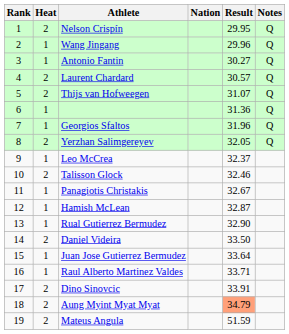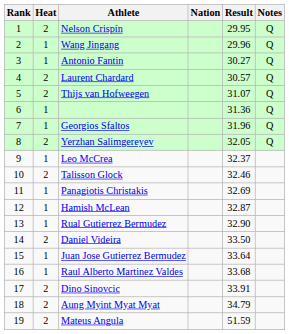(239, 191) 32.67 -> (239, 191) 32.69
(239, 272) 33.71 -> (239, 272) 33.68
(239, 304) lightsalmon background -> (239, 304) no background
